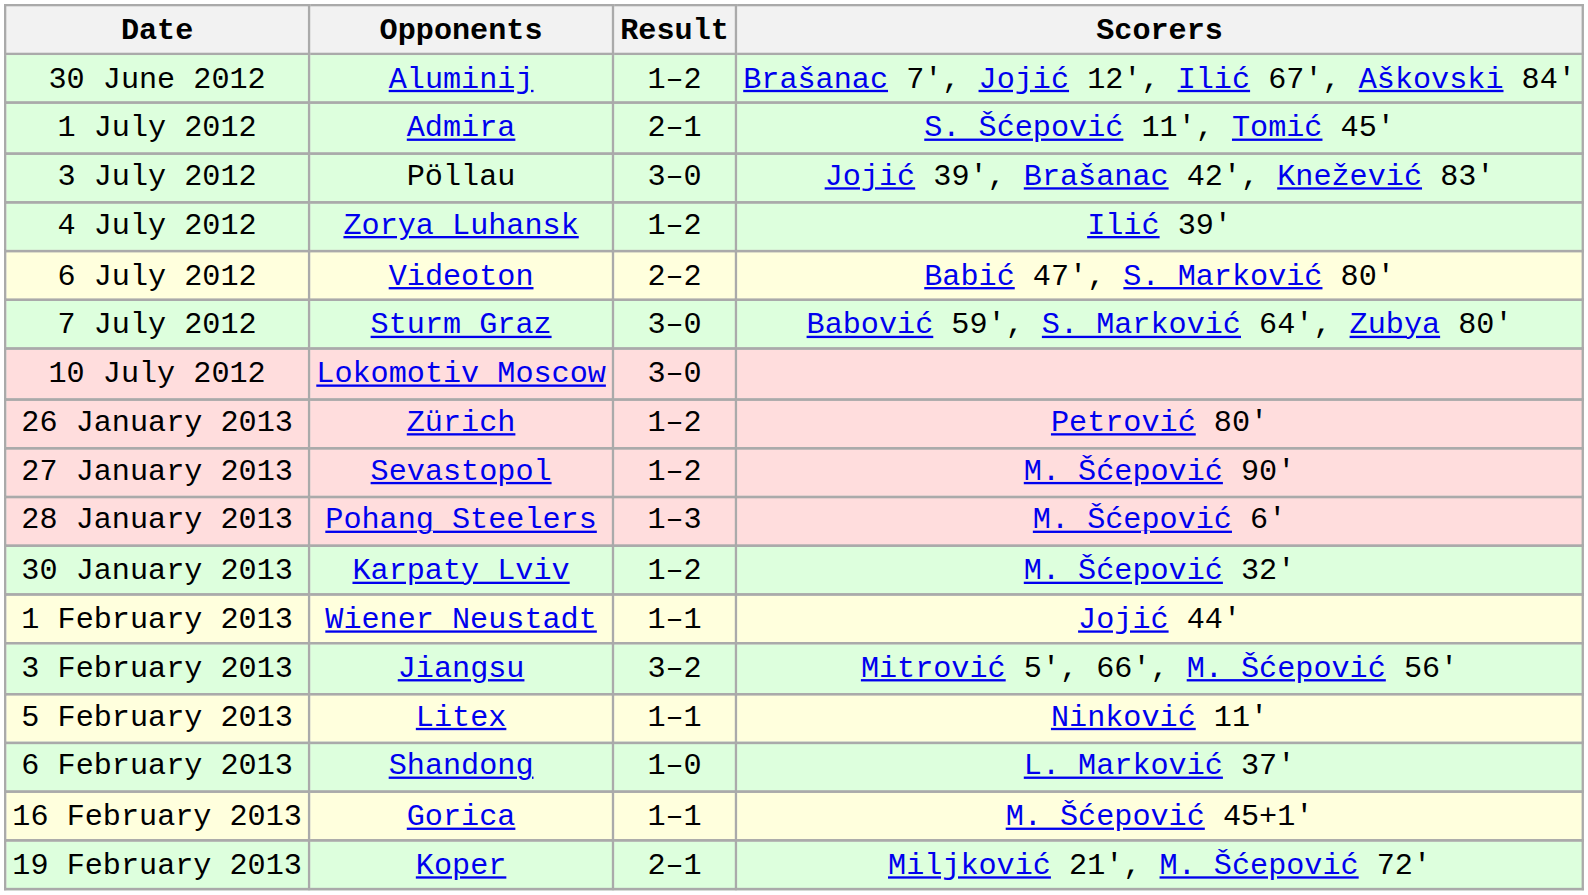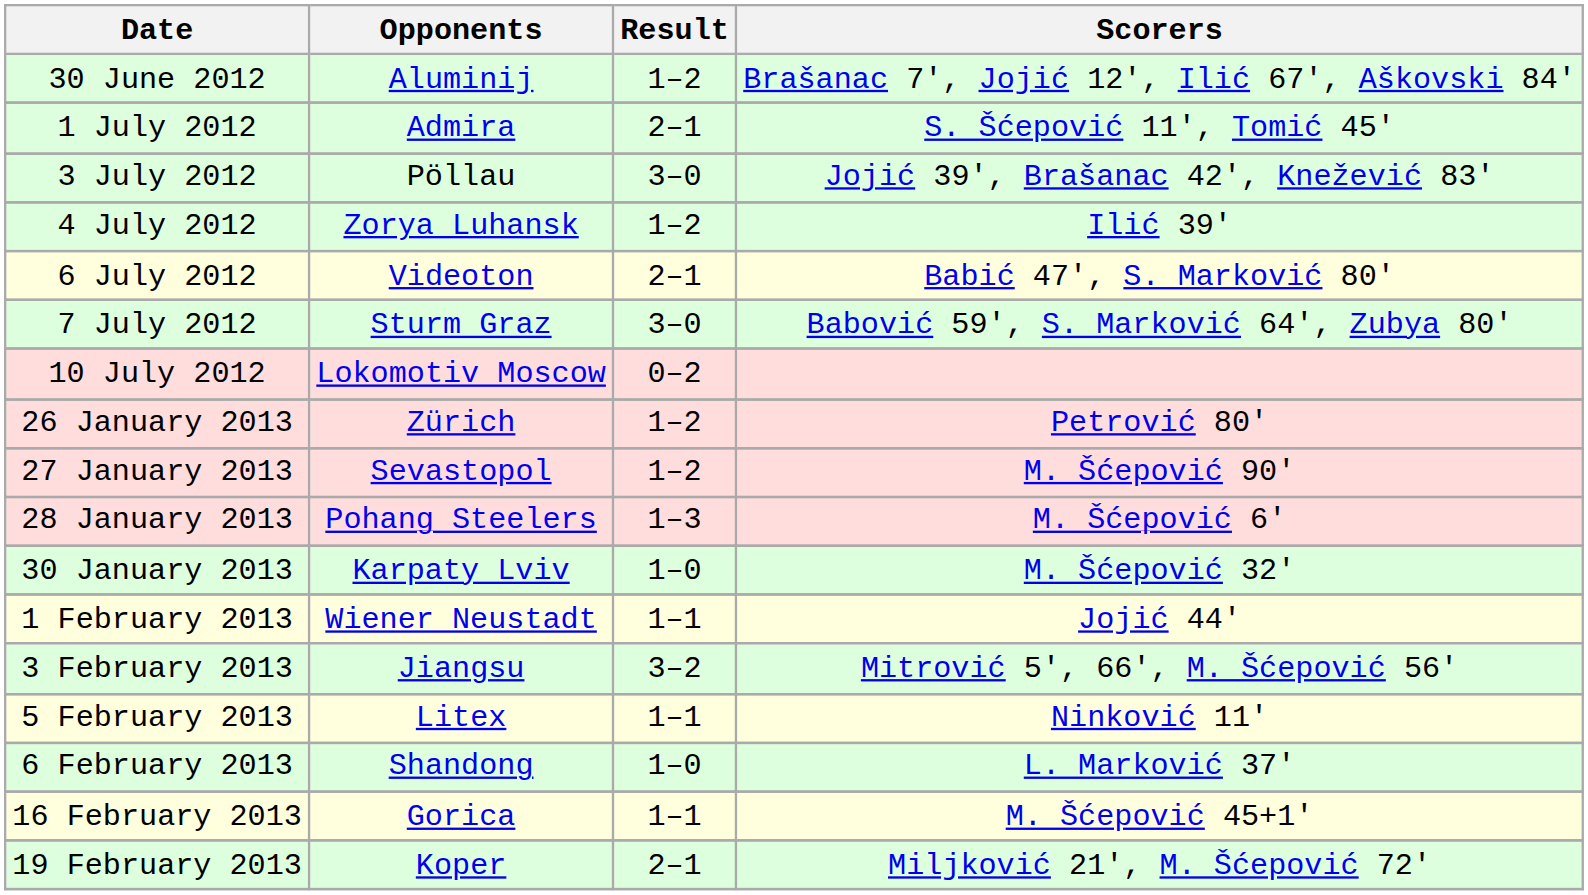(675, 276) 2–2 -> (675, 276) 2–1
(675, 374) 3–0 -> (675, 374) 0–2
(675, 570) 1–2 -> (675, 570) 1–0
